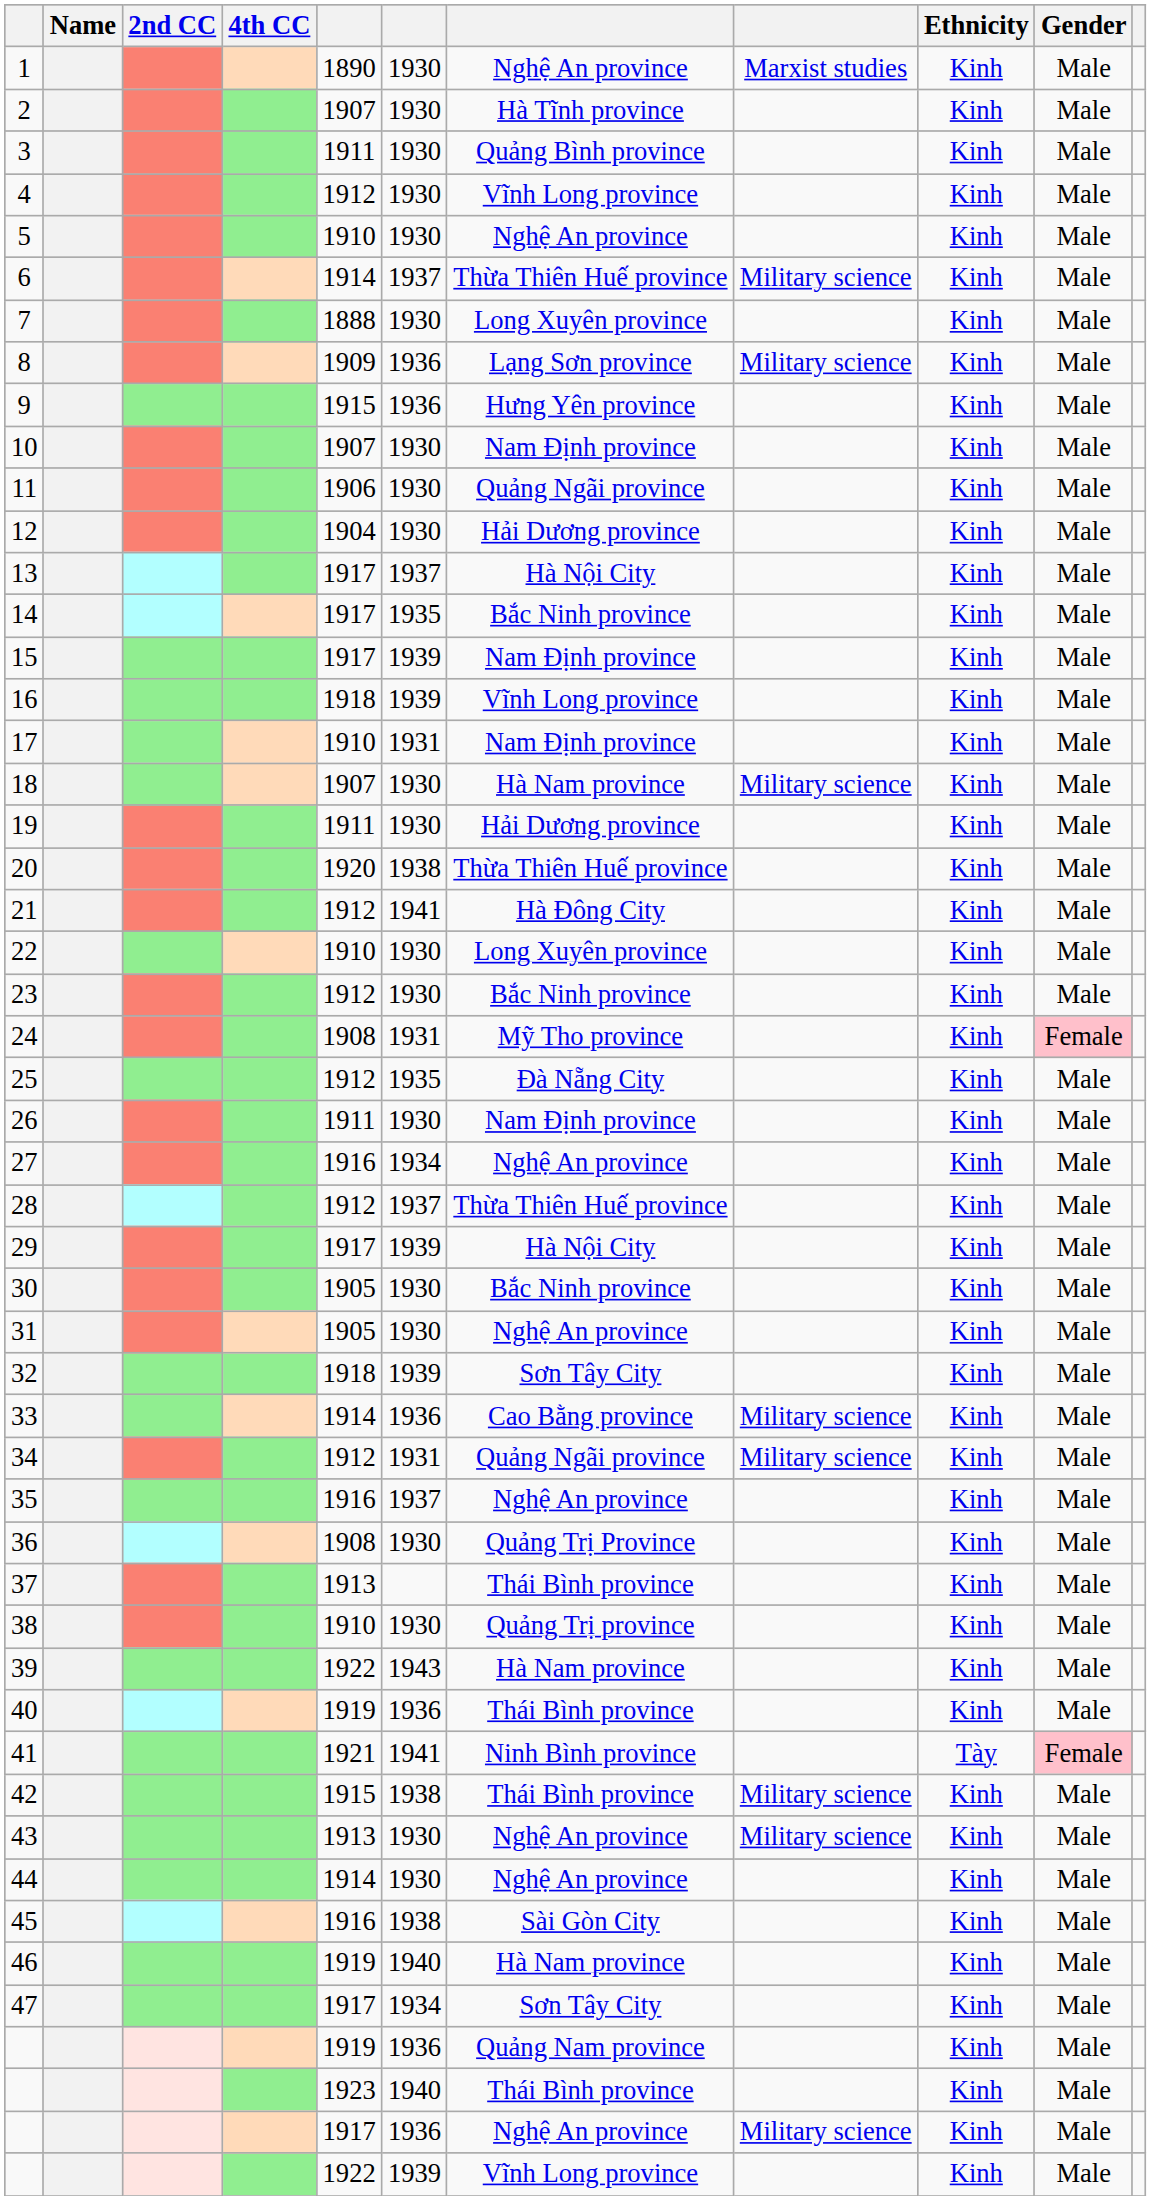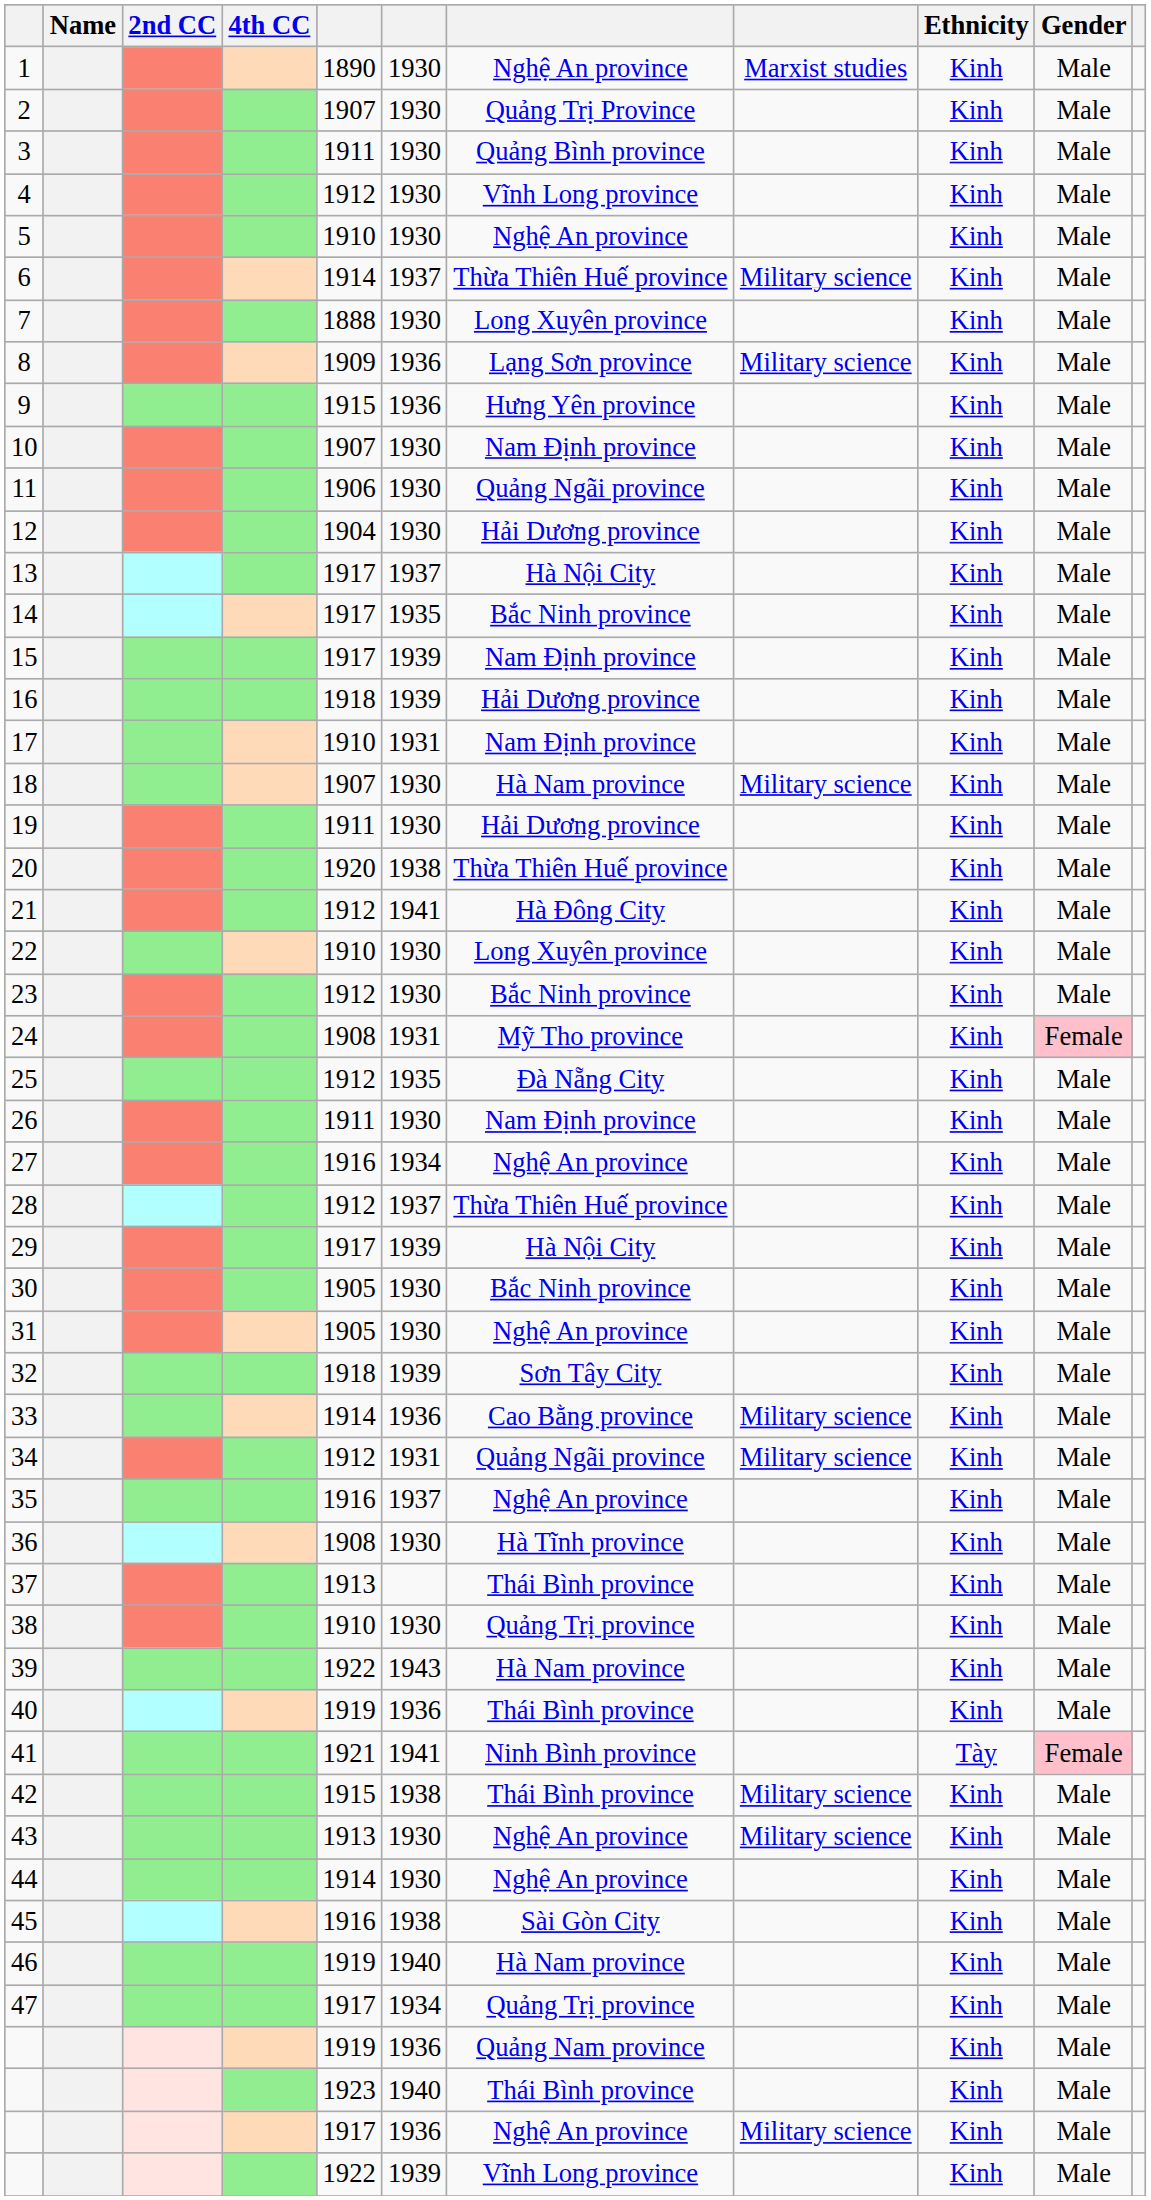(590, 109) Hà Tĩnh province -> (590, 109) Quảng Trị Province
(590, 699) Vĩnh Long province -> (590, 699) Hải Dương province
(590, 1541) Quảng Trị Province -> (590, 1541) Hà Tĩnh province
(590, 2005) Sơn Tây City -> (590, 2005) Quảng Trị province
